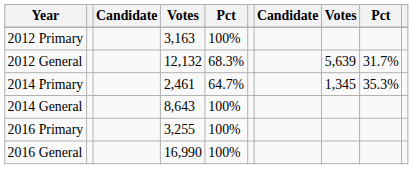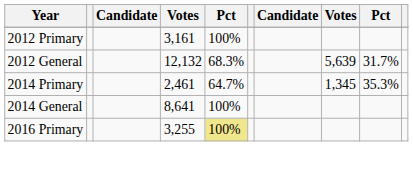(179, 38) 3,163 -> (179, 38) 3,161
(179, 107) 8,643 -> (179, 107) 8,641
(224, 129) no background -> (224, 129) khaki background
- row: (45, 152)
